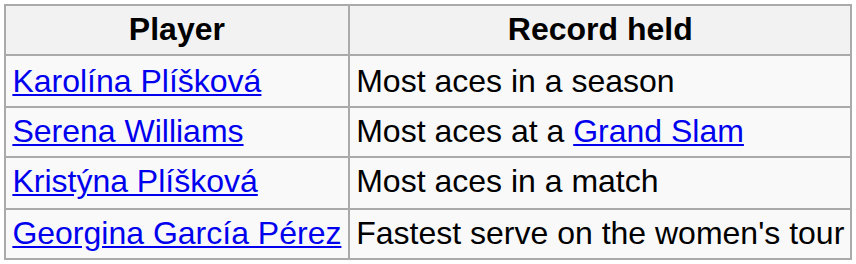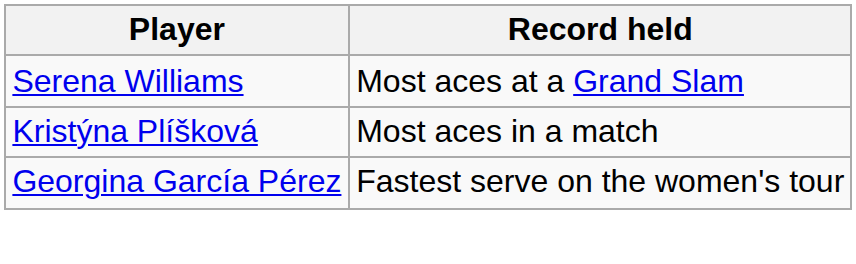- row: (137, 80)
